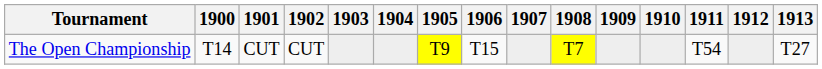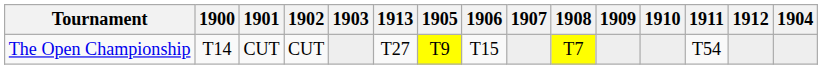columns swapped: (395, 19) <-> (795, 19)
